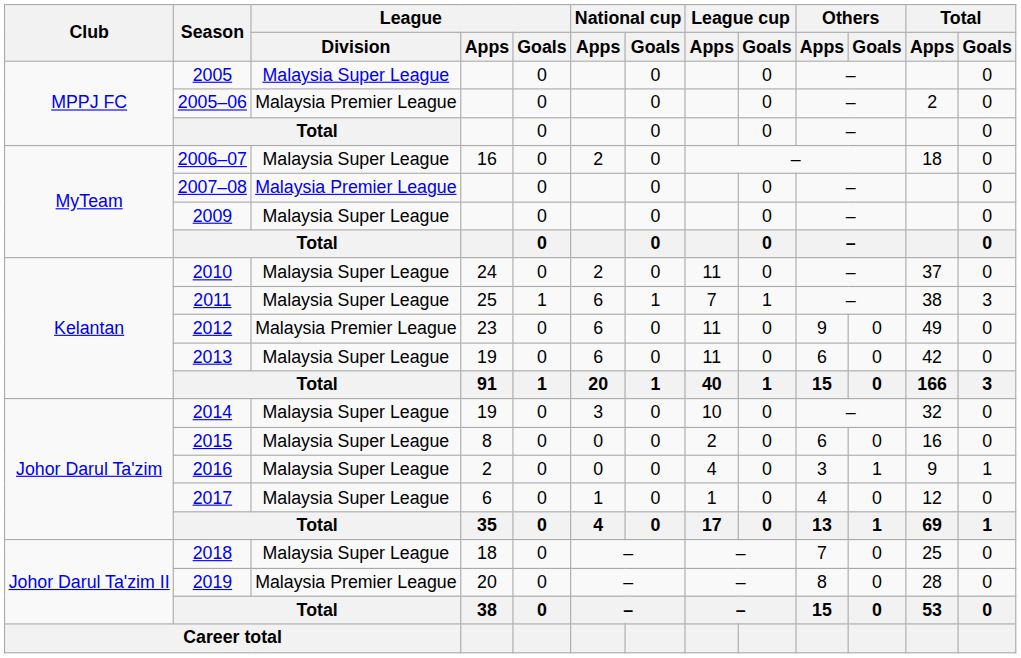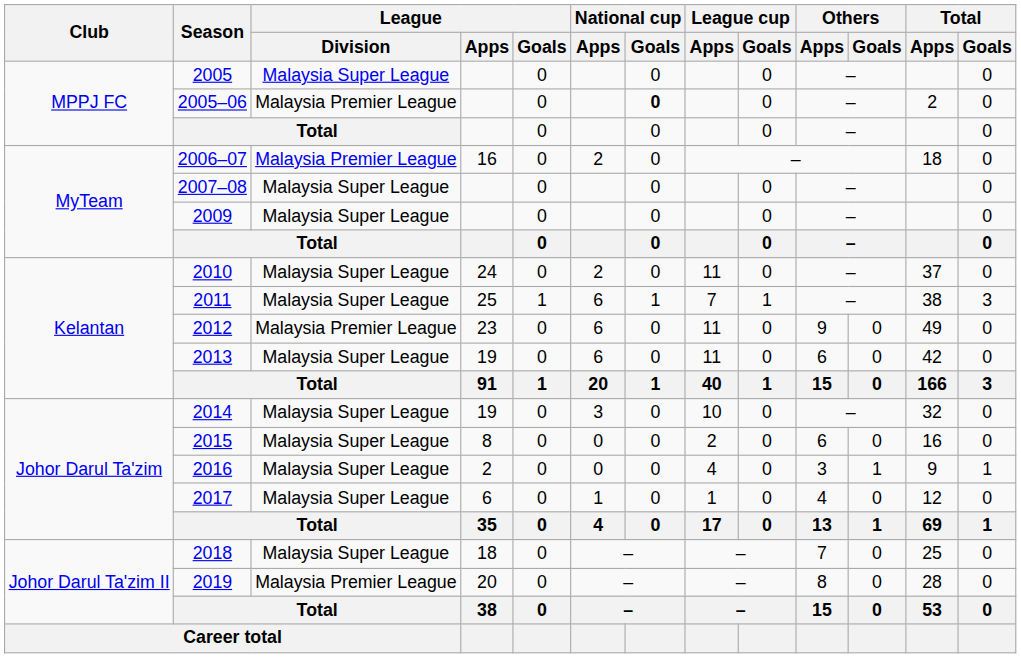(656, 103) normal -> (656, 103) bold
(356, 159) Malaysia Super League -> (356, 159) Malaysia Premier League
(356, 187) Malaysia Premier League -> (356, 187) Malaysia Super League
